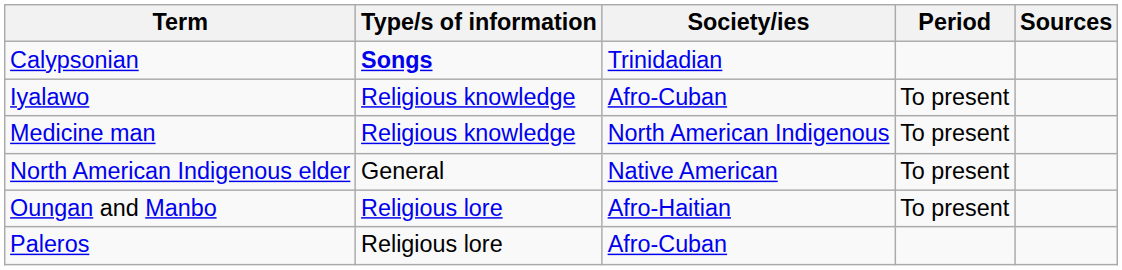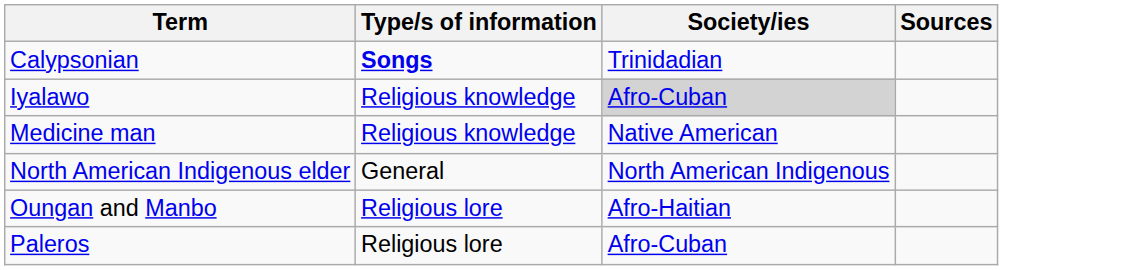- column: (955, 23)
(667, 97) no background -> (667, 97) lightgrey background
(749, 134) North American Indigenous -> (693, 134) Native American
(693, 171) Native American -> (749, 171) North American Indigenous
